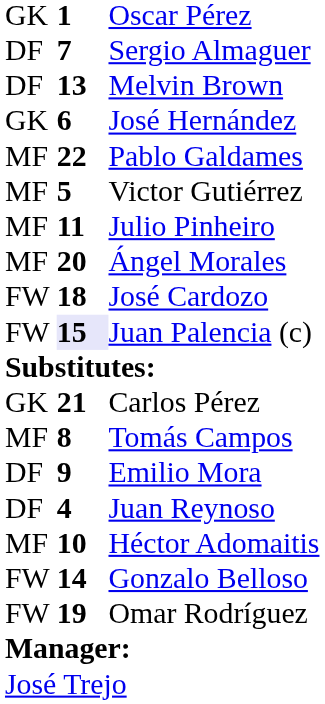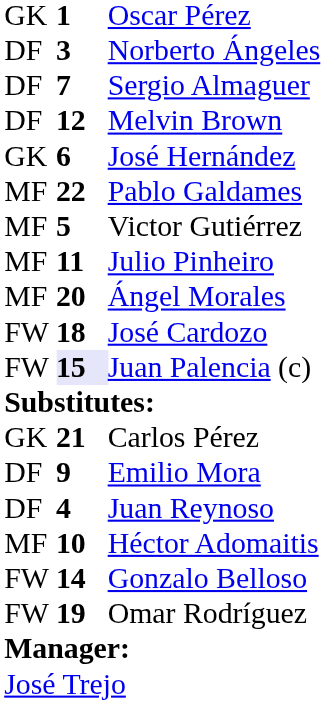+ row: (214, 50)
(72, 85) 13 -> (71, 120) 12
- row: (201, 437)
